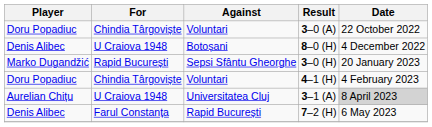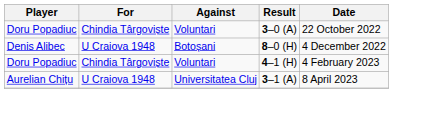- row: (319, 63)
(369, 96) lightgrey background -> (330, 79) no background
- row: (319, 113)
